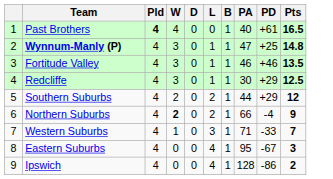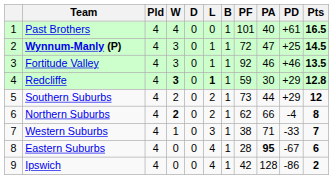+ column: (246, 13)
(156, 30) bold -> (156, 30) normal
(293, 47) 14.8 -> (316, 47) 14.5
(176, 81) normal -> (176, 81) bold
(212, 81) normal -> (212, 81) bold
(293, 81) 12.5 -> (316, 81) 12.8
(293, 115) 9 -> (316, 115) 8
(246, 149) normal -> (268, 149) bold
(293, 149) 3 -> (316, 149) 6
